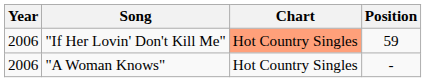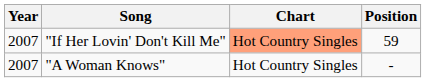(23, 40) 2006 -> (23, 40) 2007
(23, 64) 2006 -> (23, 64) 2007
